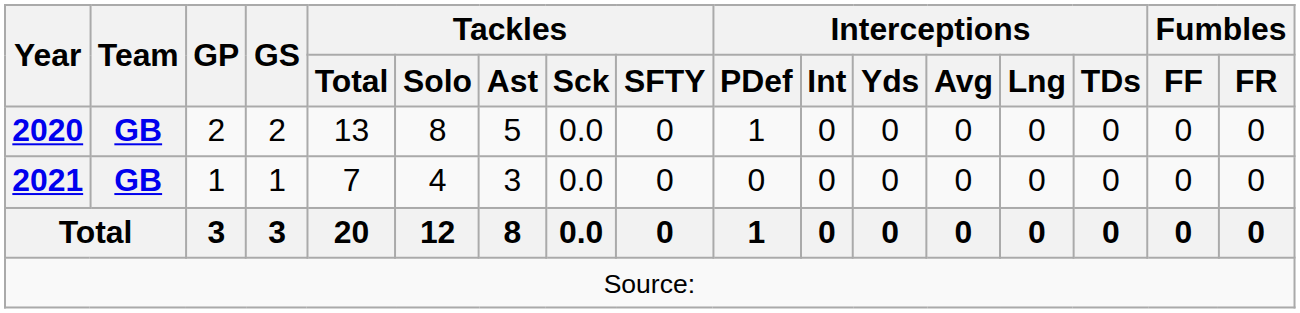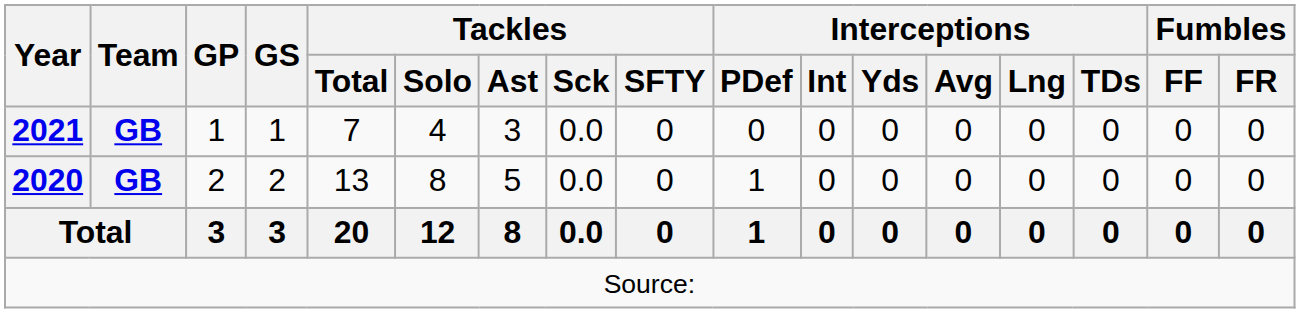rows swapped: (48, 130) <-> (48, 181)
